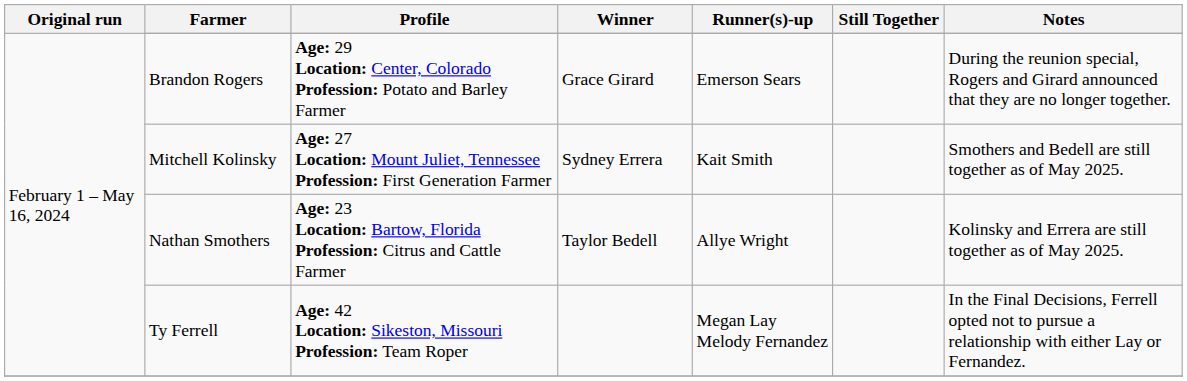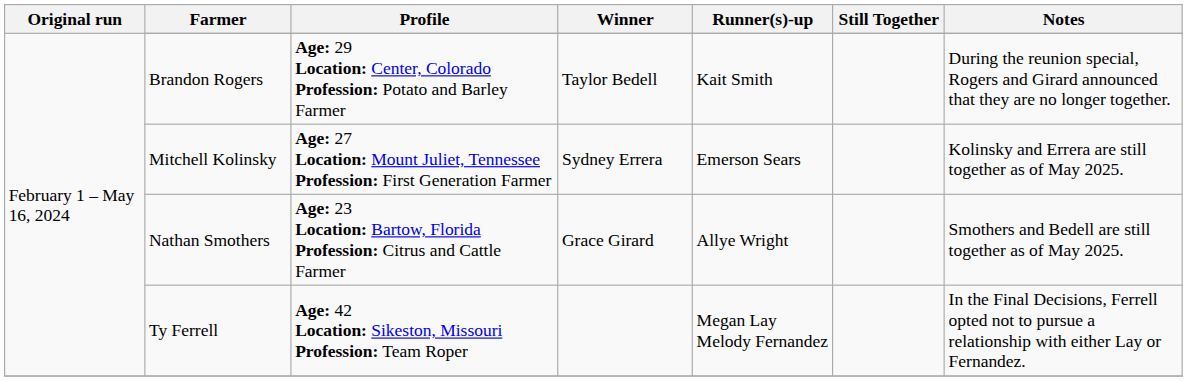(608, 78) Grace Girard -> (610, 78) Taylor Bedell
(749, 78) Emerson Sears -> (735, 78) Kait Smith
(735, 159) Kait Smith -> (749, 159) Emerson Sears
(1050, 159) Smothers and Bedell are still together as of May 2025. -> (1048, 159) Kolinsky and Errera are still together as of May 2025.
(610, 240) Taylor Bedell -> (608, 240) Grace Girard
(1048, 240) Kolinsky and Errera are still together as of May 2025. -> (1050, 240) Smothers and Bedell are still together as of May 2025.
